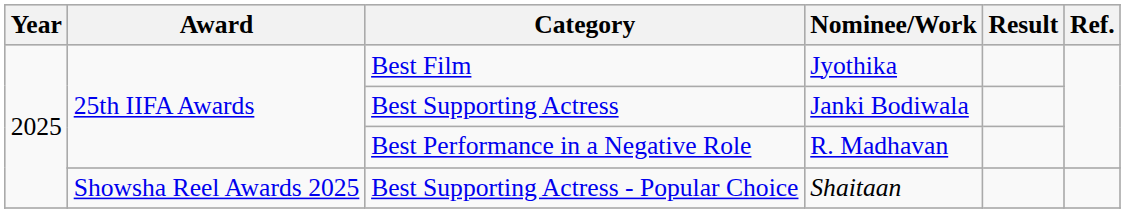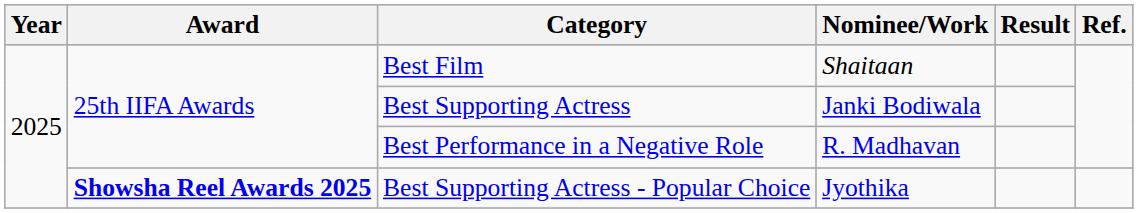(854, 65) Jyothika -> (868, 65) Shaitaan
(217, 187) normal -> (222, 187) bold
(856, 187) Shaitaan -> (866, 187) Jyothika
